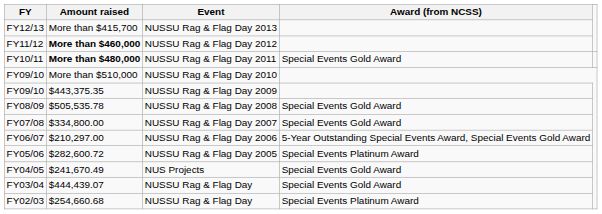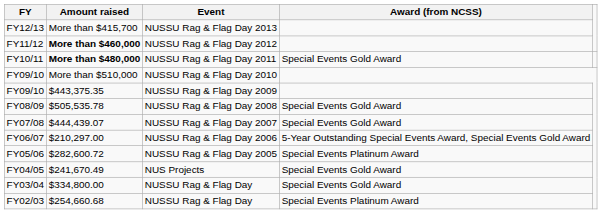(76, 122) $334,800.00 -> (76, 122) $444,439.07
(76, 185) $444,439.07 -> (76, 185) $334,800.00
